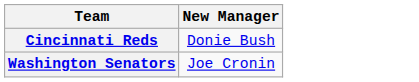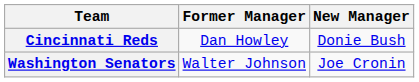+ column: (244, 17)
